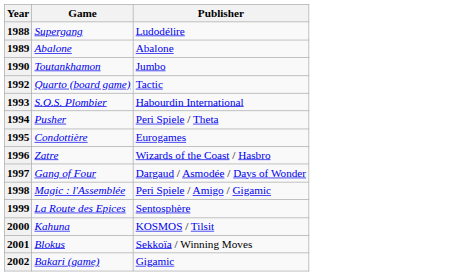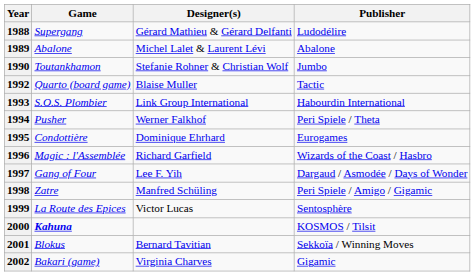+ column: (214, 13)
(46, 155) Zatre -> (80, 155) Magic : l'Assemblée
(80, 191) Magic : l'Assemblée -> (46, 191) Zatre
(52, 226) normal -> (53, 226) bold
